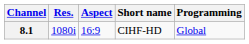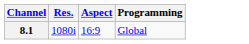- column: (144, 13)
